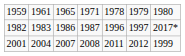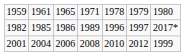(41, 28) 1983 -> (41, 28) 1985
(90, 28) 1987 -> (90, 28) 1989
(65, 43) 2007 -> (65, 43) 2006
(114, 43) 2011 -> (114, 43) 2010
